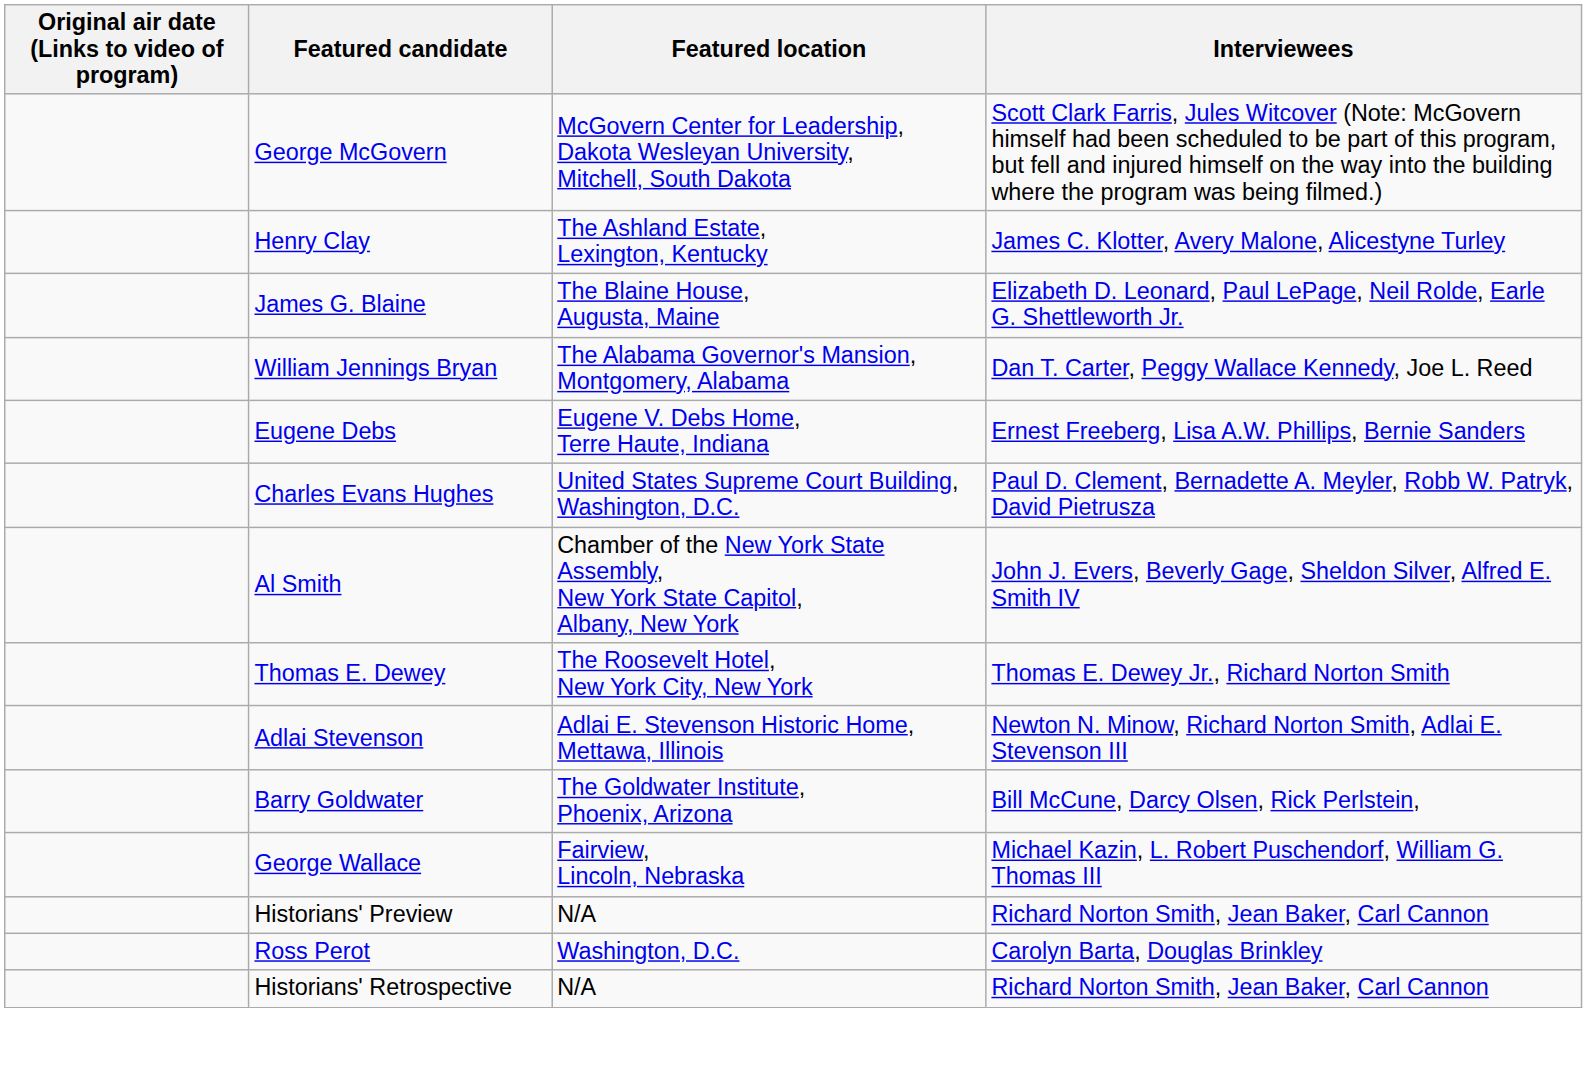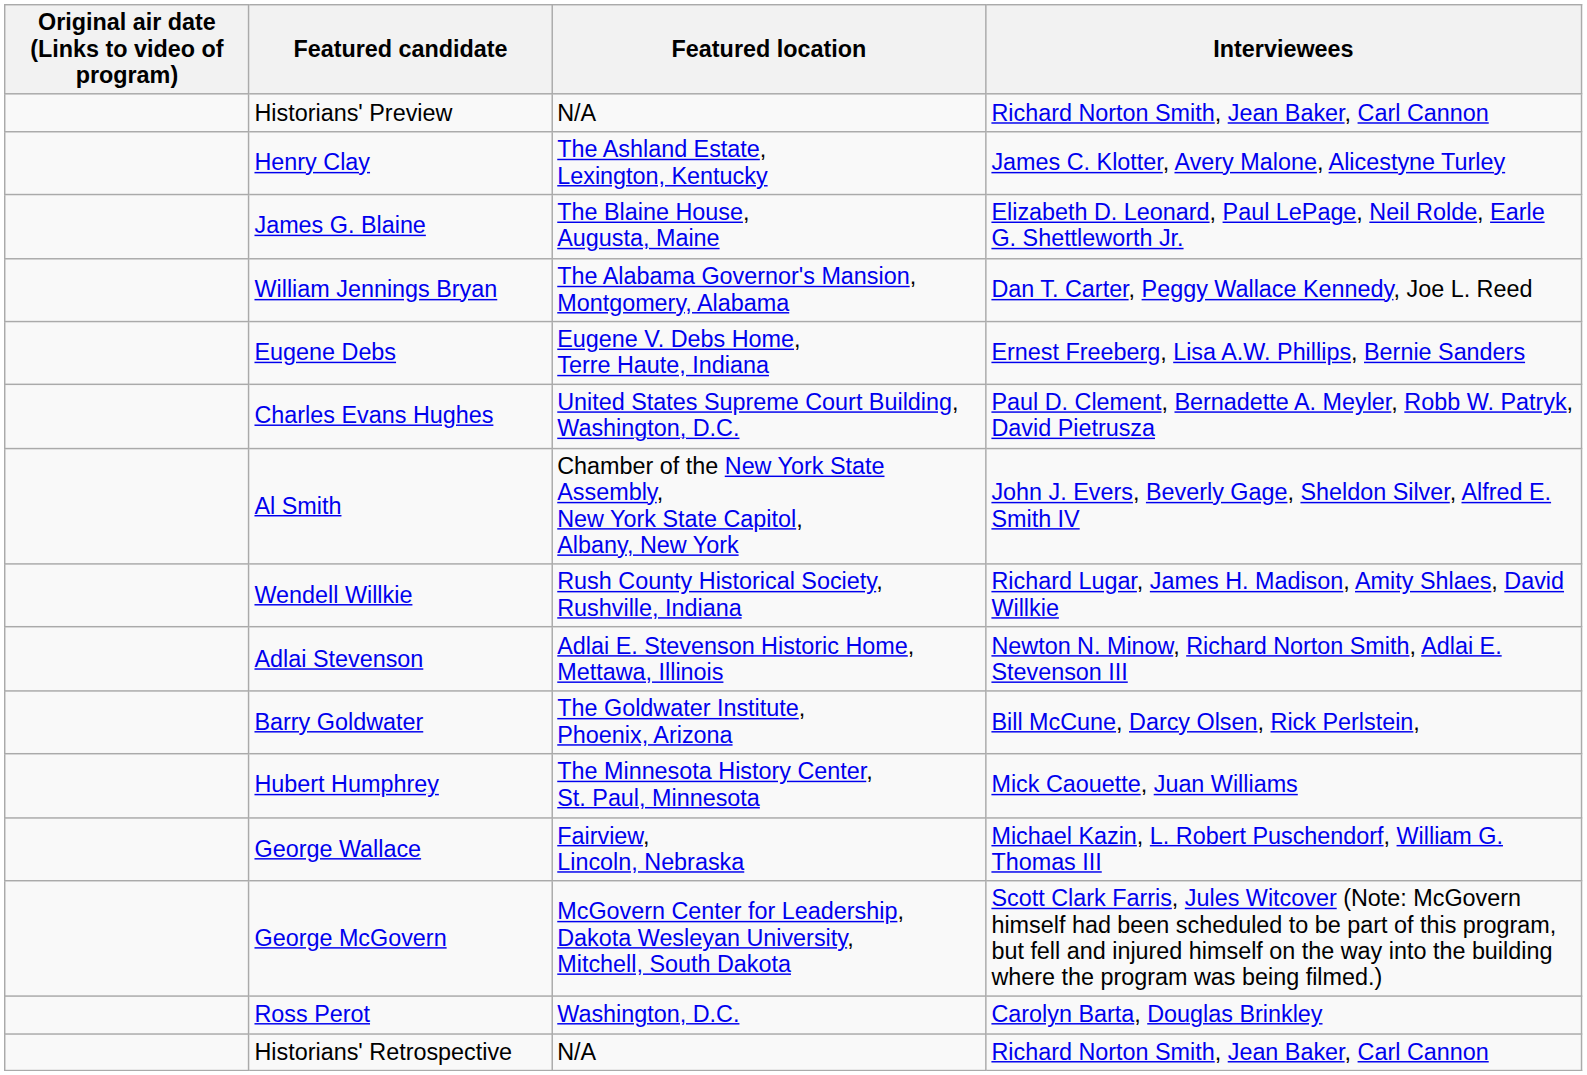rows swapped: (353, 914) <-> (351, 152)
+ row: (333, 595)
- row: (350, 674)
+ row: (347, 785)
